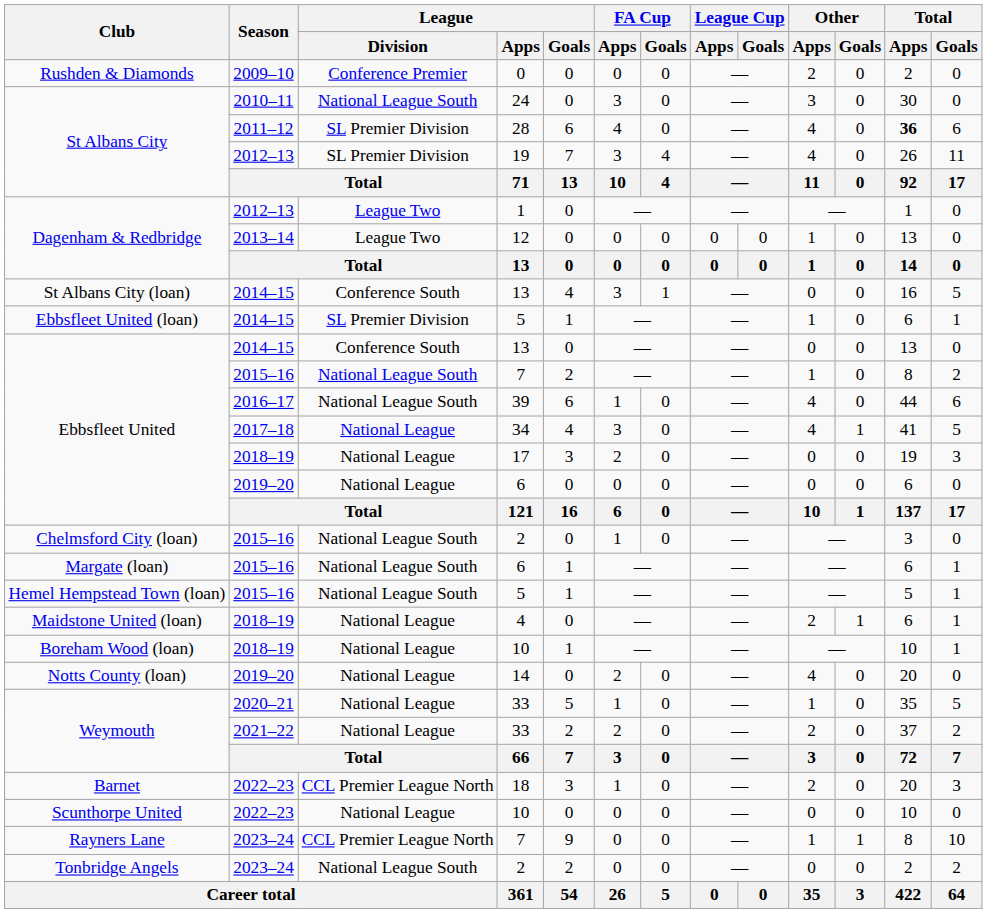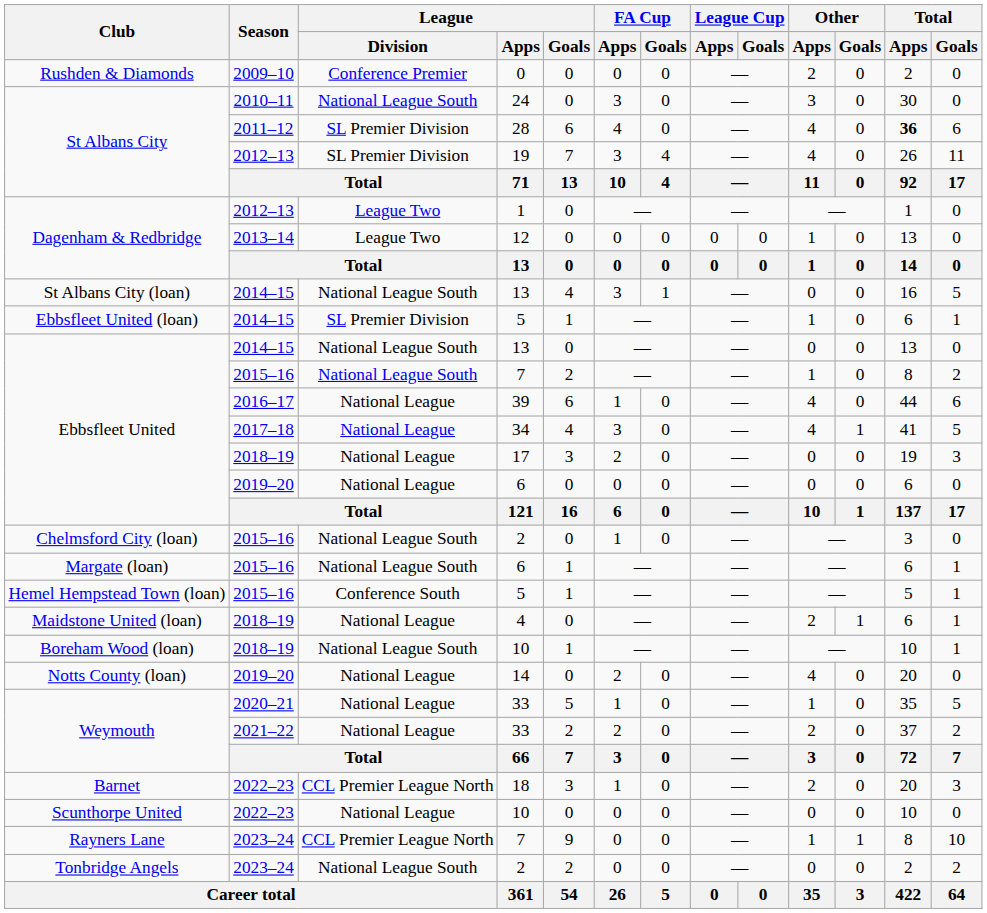(398, 292) Conference South -> (398, 292) National League South
(398, 347) Conference South -> (398, 347) National League South
(398, 401) National League South -> (398, 401) National League
(398, 593) National League South -> (398, 593) Conference South
(398, 648) National League -> (398, 648) National League South
